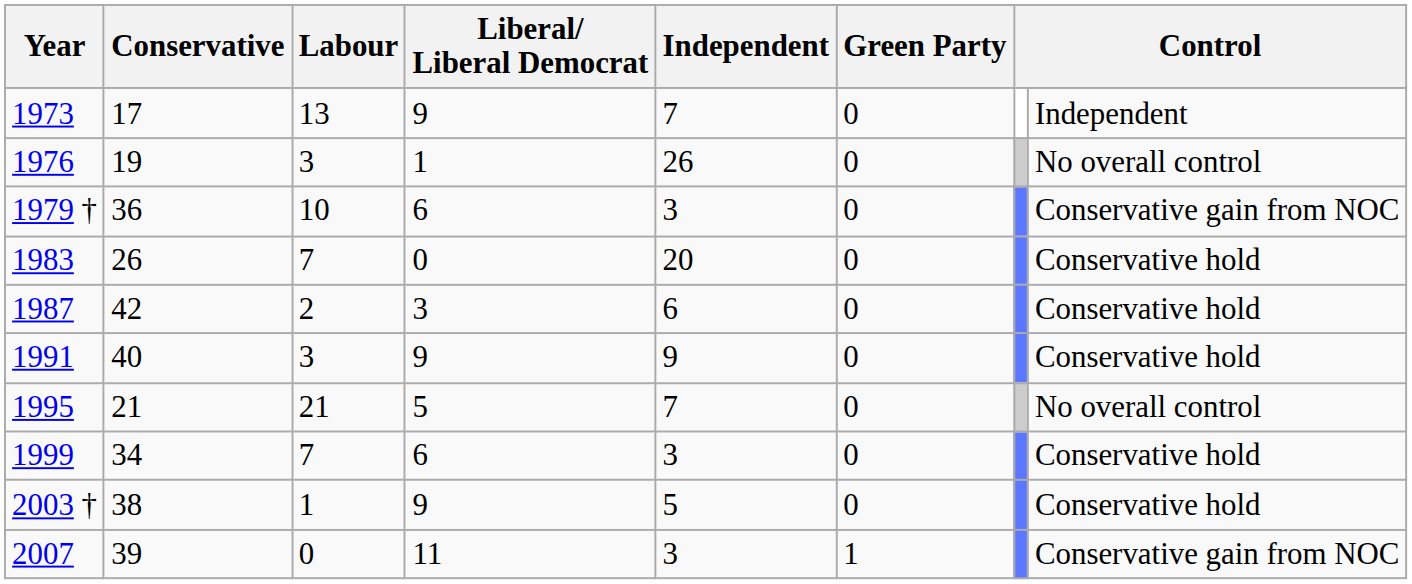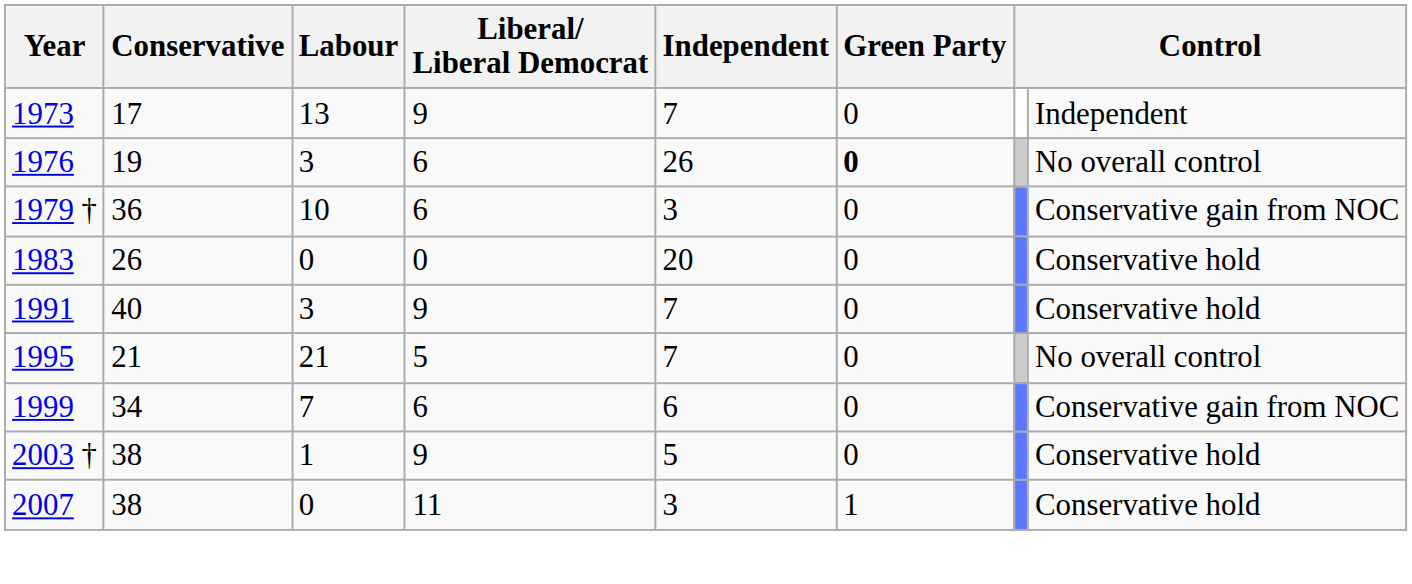(420, 161) 1 -> (420, 161) 6
(851, 161) normal -> (851, 161) bold
(306, 259) 7 -> (306, 259) 0
- row: (43, 308)
(670, 357) 9 -> (670, 308) 7
(670, 455) 3 -> (670, 406) 6
(1148, 455) Conservative hold -> (1217, 406) Conservative gain from NOC
(127, 553) 39 -> (127, 504) 38
(1217, 553) Conservative gain from NOC -> (1148, 504) Conservative hold
